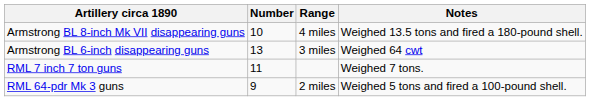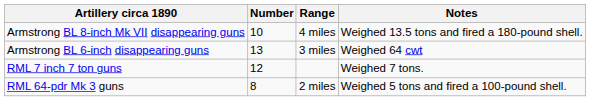(256, 68) 11 -> (257, 68) 12
(253, 86) 9 -> (253, 86) 8
